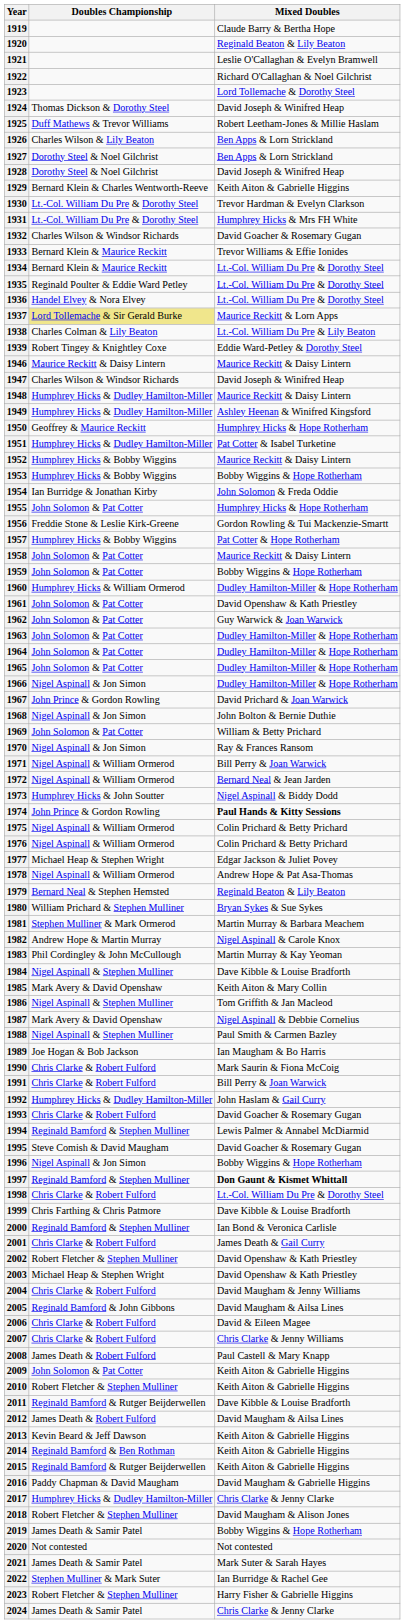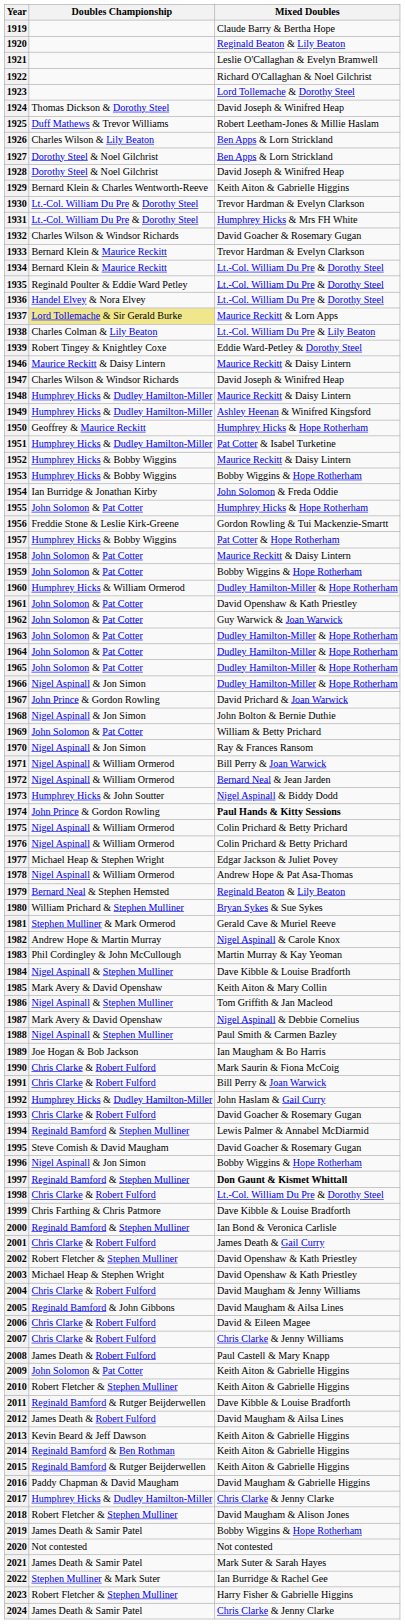(282, 252) Trevor Williams & Effie Ionides -> (291, 252) Trevor Hardman & Evelyn Clarkson
(291, 923) Martin Murray & Barbara Meachem -> (276, 923) Gerald Cave & Muriel Reeve
